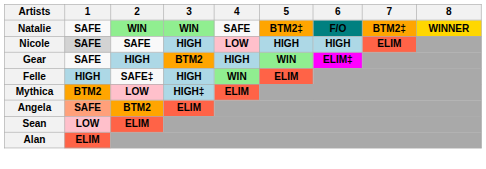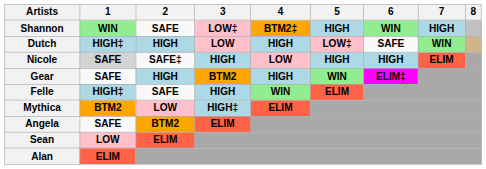- row: (34, 28)
+ row: (42, 28)
+ row: (42, 44)
(137, 44) SAFE -> (165, 60) SAFE‡
(88, 76) HIGH -> (108, 92) HIGH‡
(137, 76) SAFE‡ -> (165, 92) SAFE
(88, 108) lightsalmon background -> (108, 124) no background
